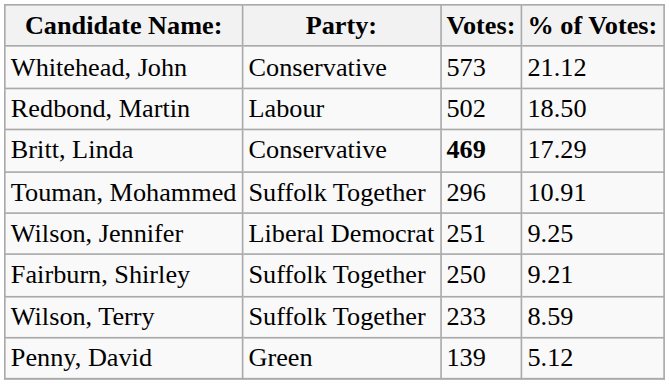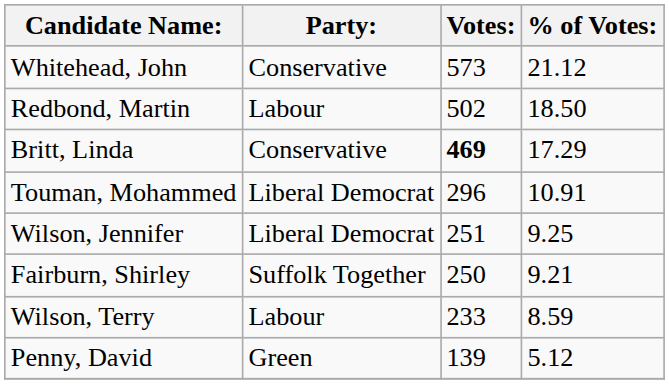(337, 191) Suffolk Together -> (341, 191) Liberal Democrat
(337, 316) Suffolk Together -> (286, 316) Labour
